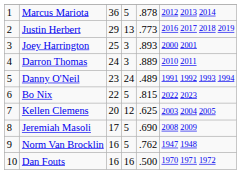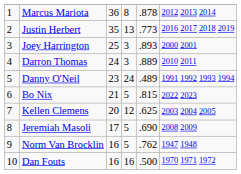(126, 12) 5 -> (126, 12) 8
(114, 29) 29 -> (114, 29) 35
(114, 95) 22 -> (114, 95) 21
